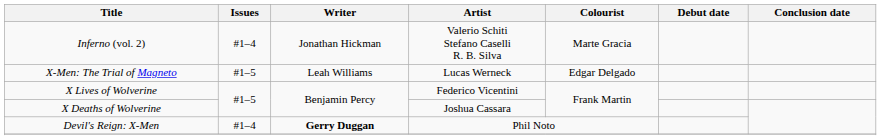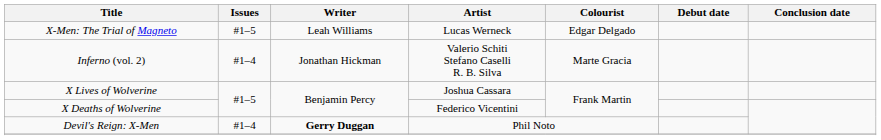rows swapped: (111, 73) <-> (111, 43)
(477, 90) Federico Vicentini -> (477, 90) Joshua Cassara
(477, 108) Joshua Cassara -> (477, 108) Federico Vicentini
